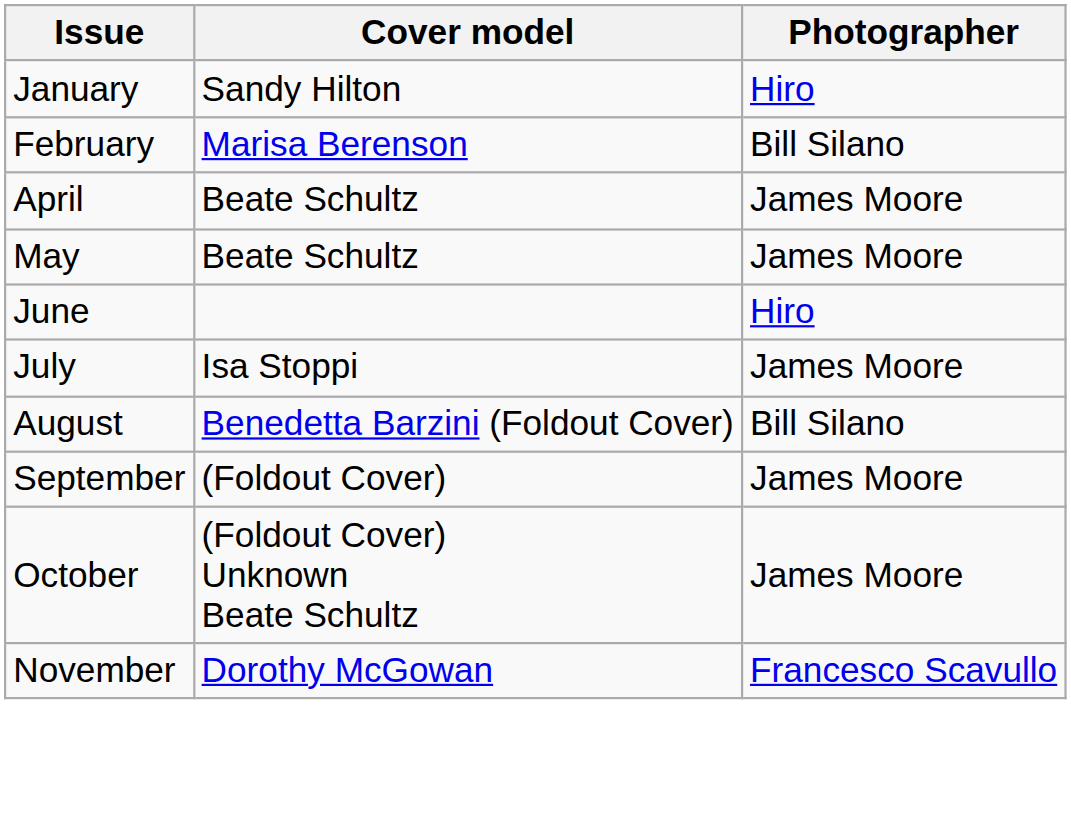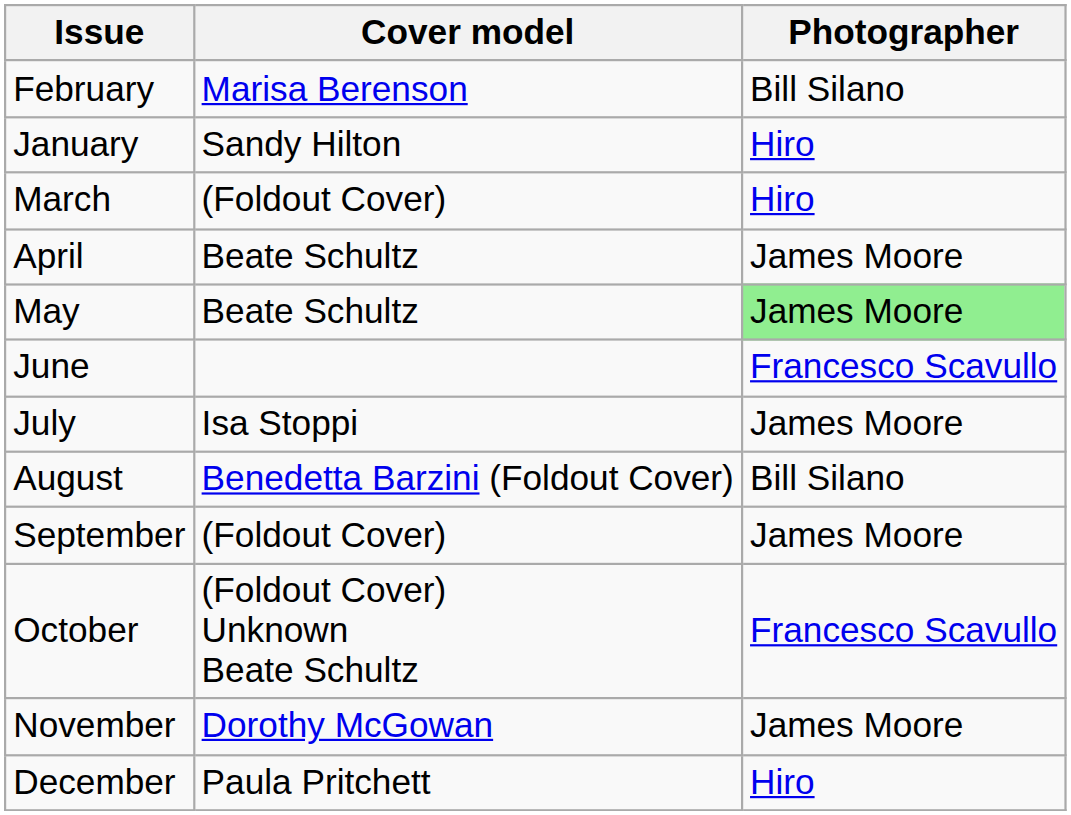rows swapped: (76, 88) <-> (84, 144)
+ row: (62, 199)
(857, 255) no background -> (857, 311) lightgreen background
(782, 311) Hiro -> (904, 367) Francesco Scavullo
(857, 574) James Moore -> (904, 630) Francesco Scavullo
(904, 669) Francesco Scavullo -> (857, 725) James Moore
+ row: (94, 781)
